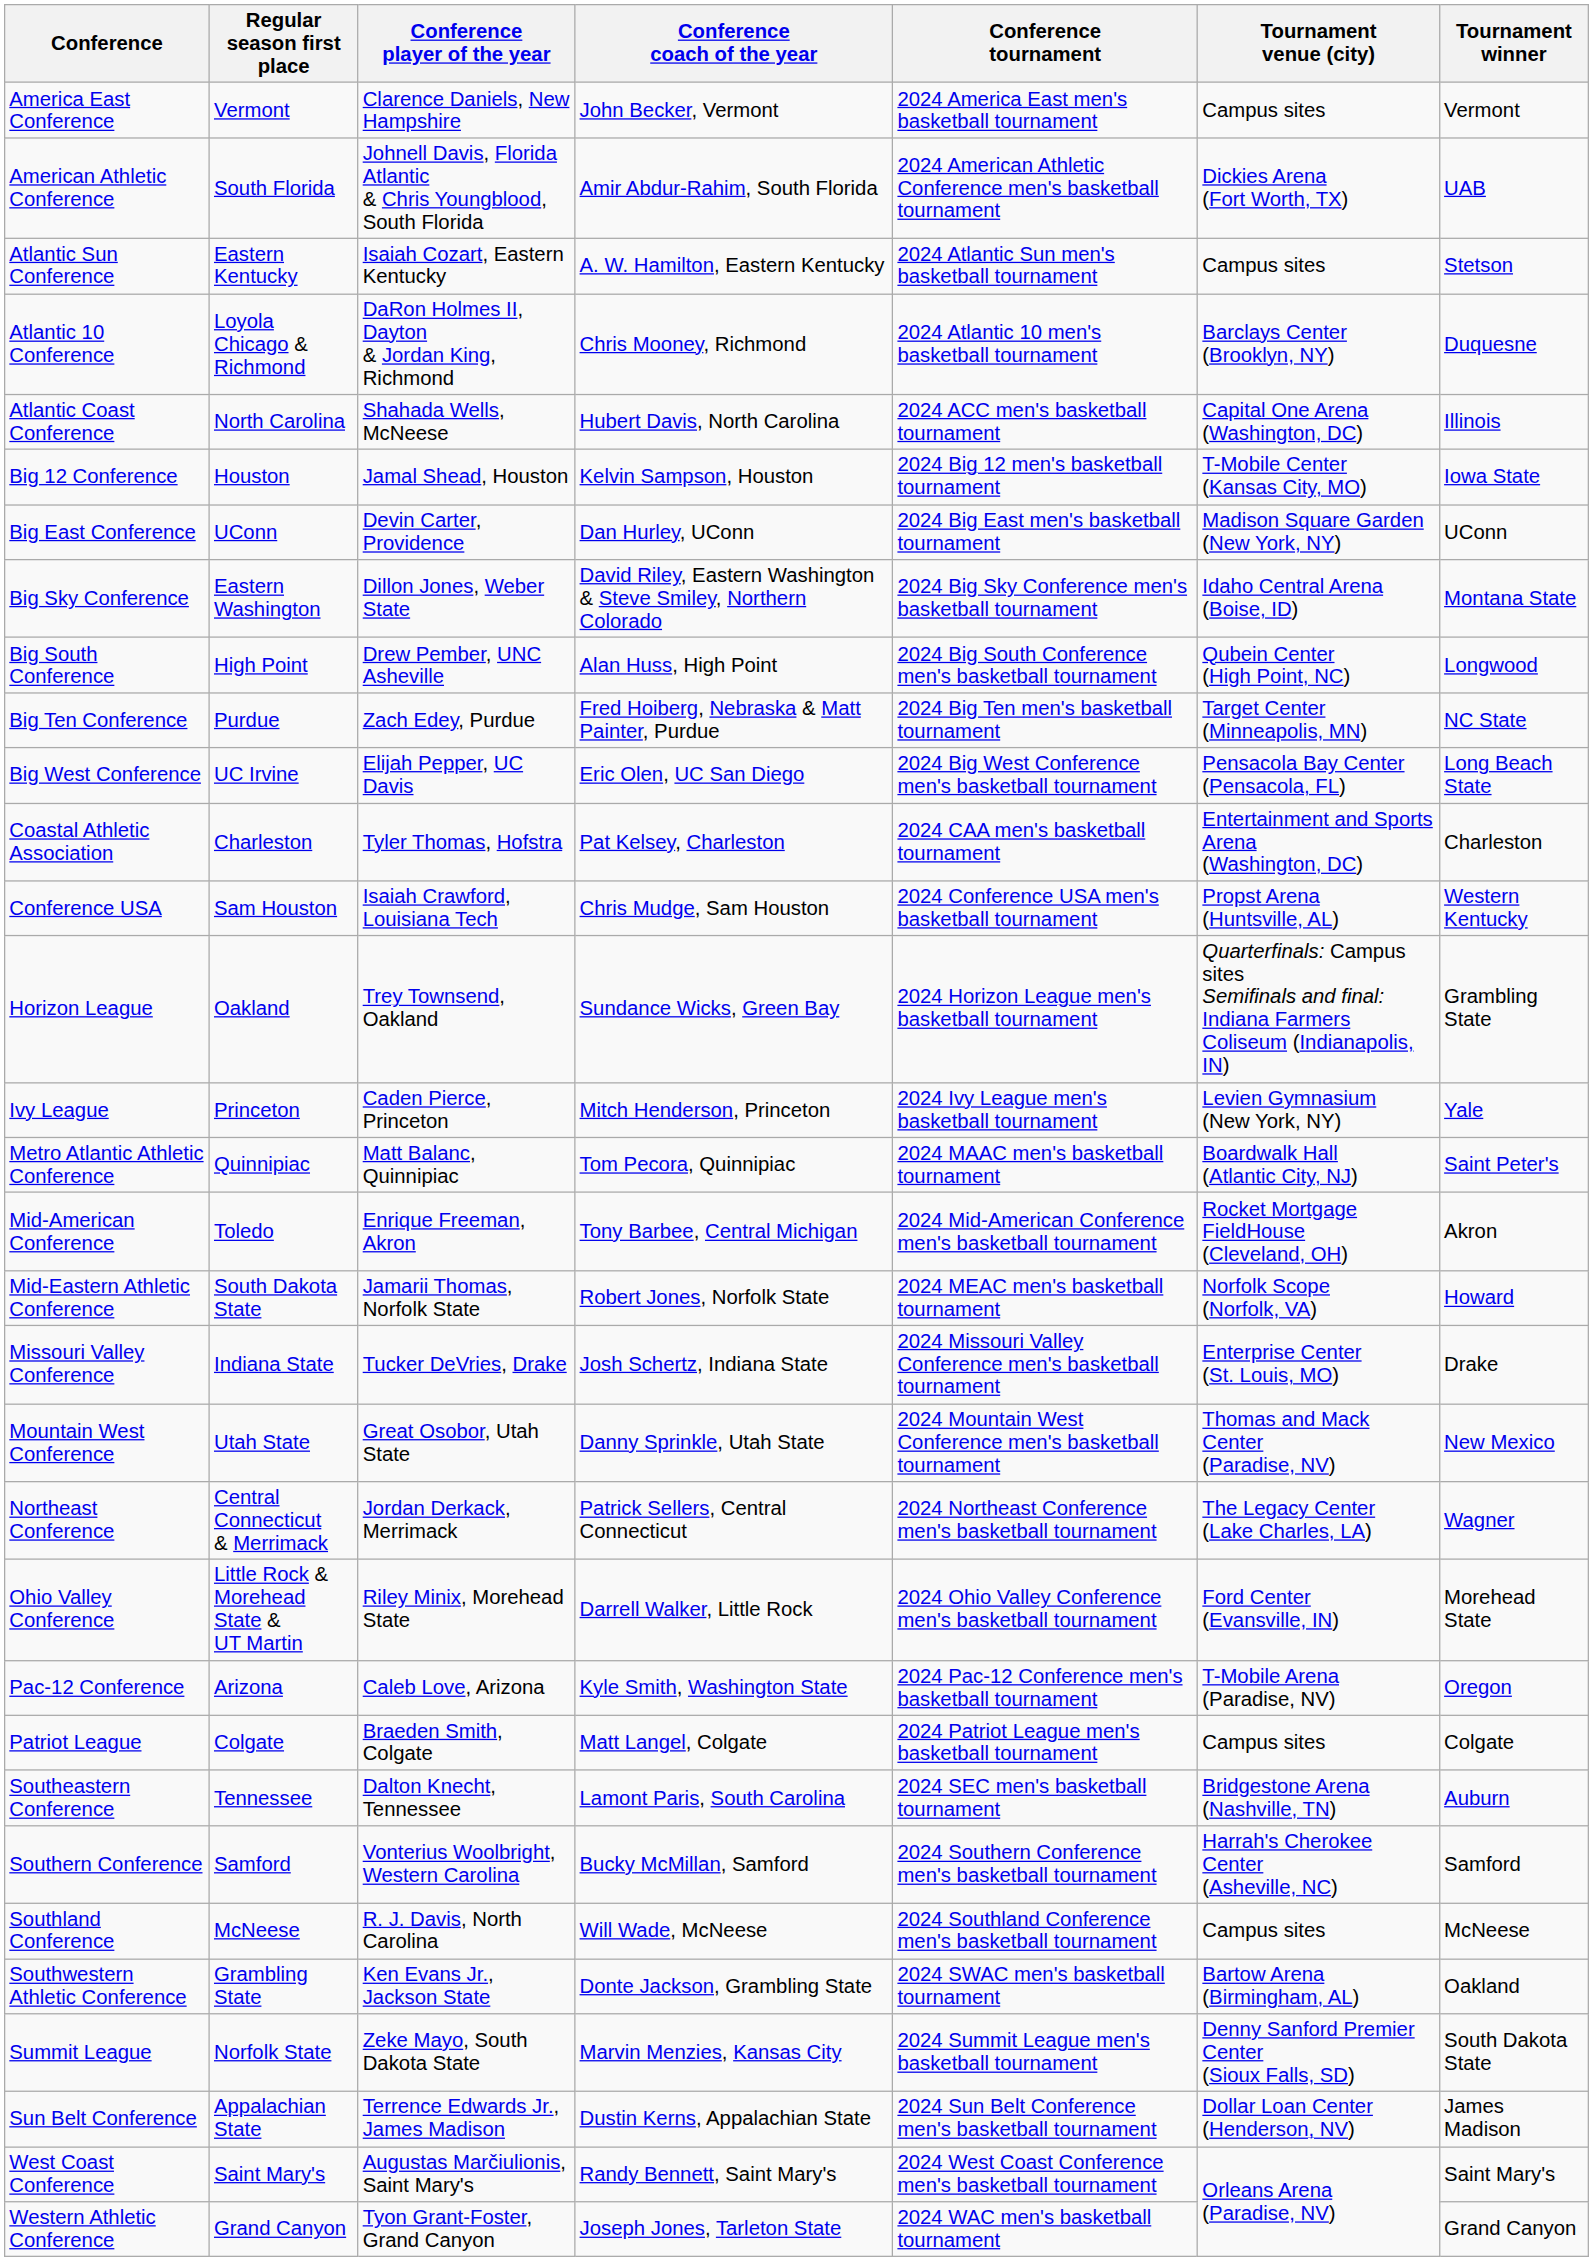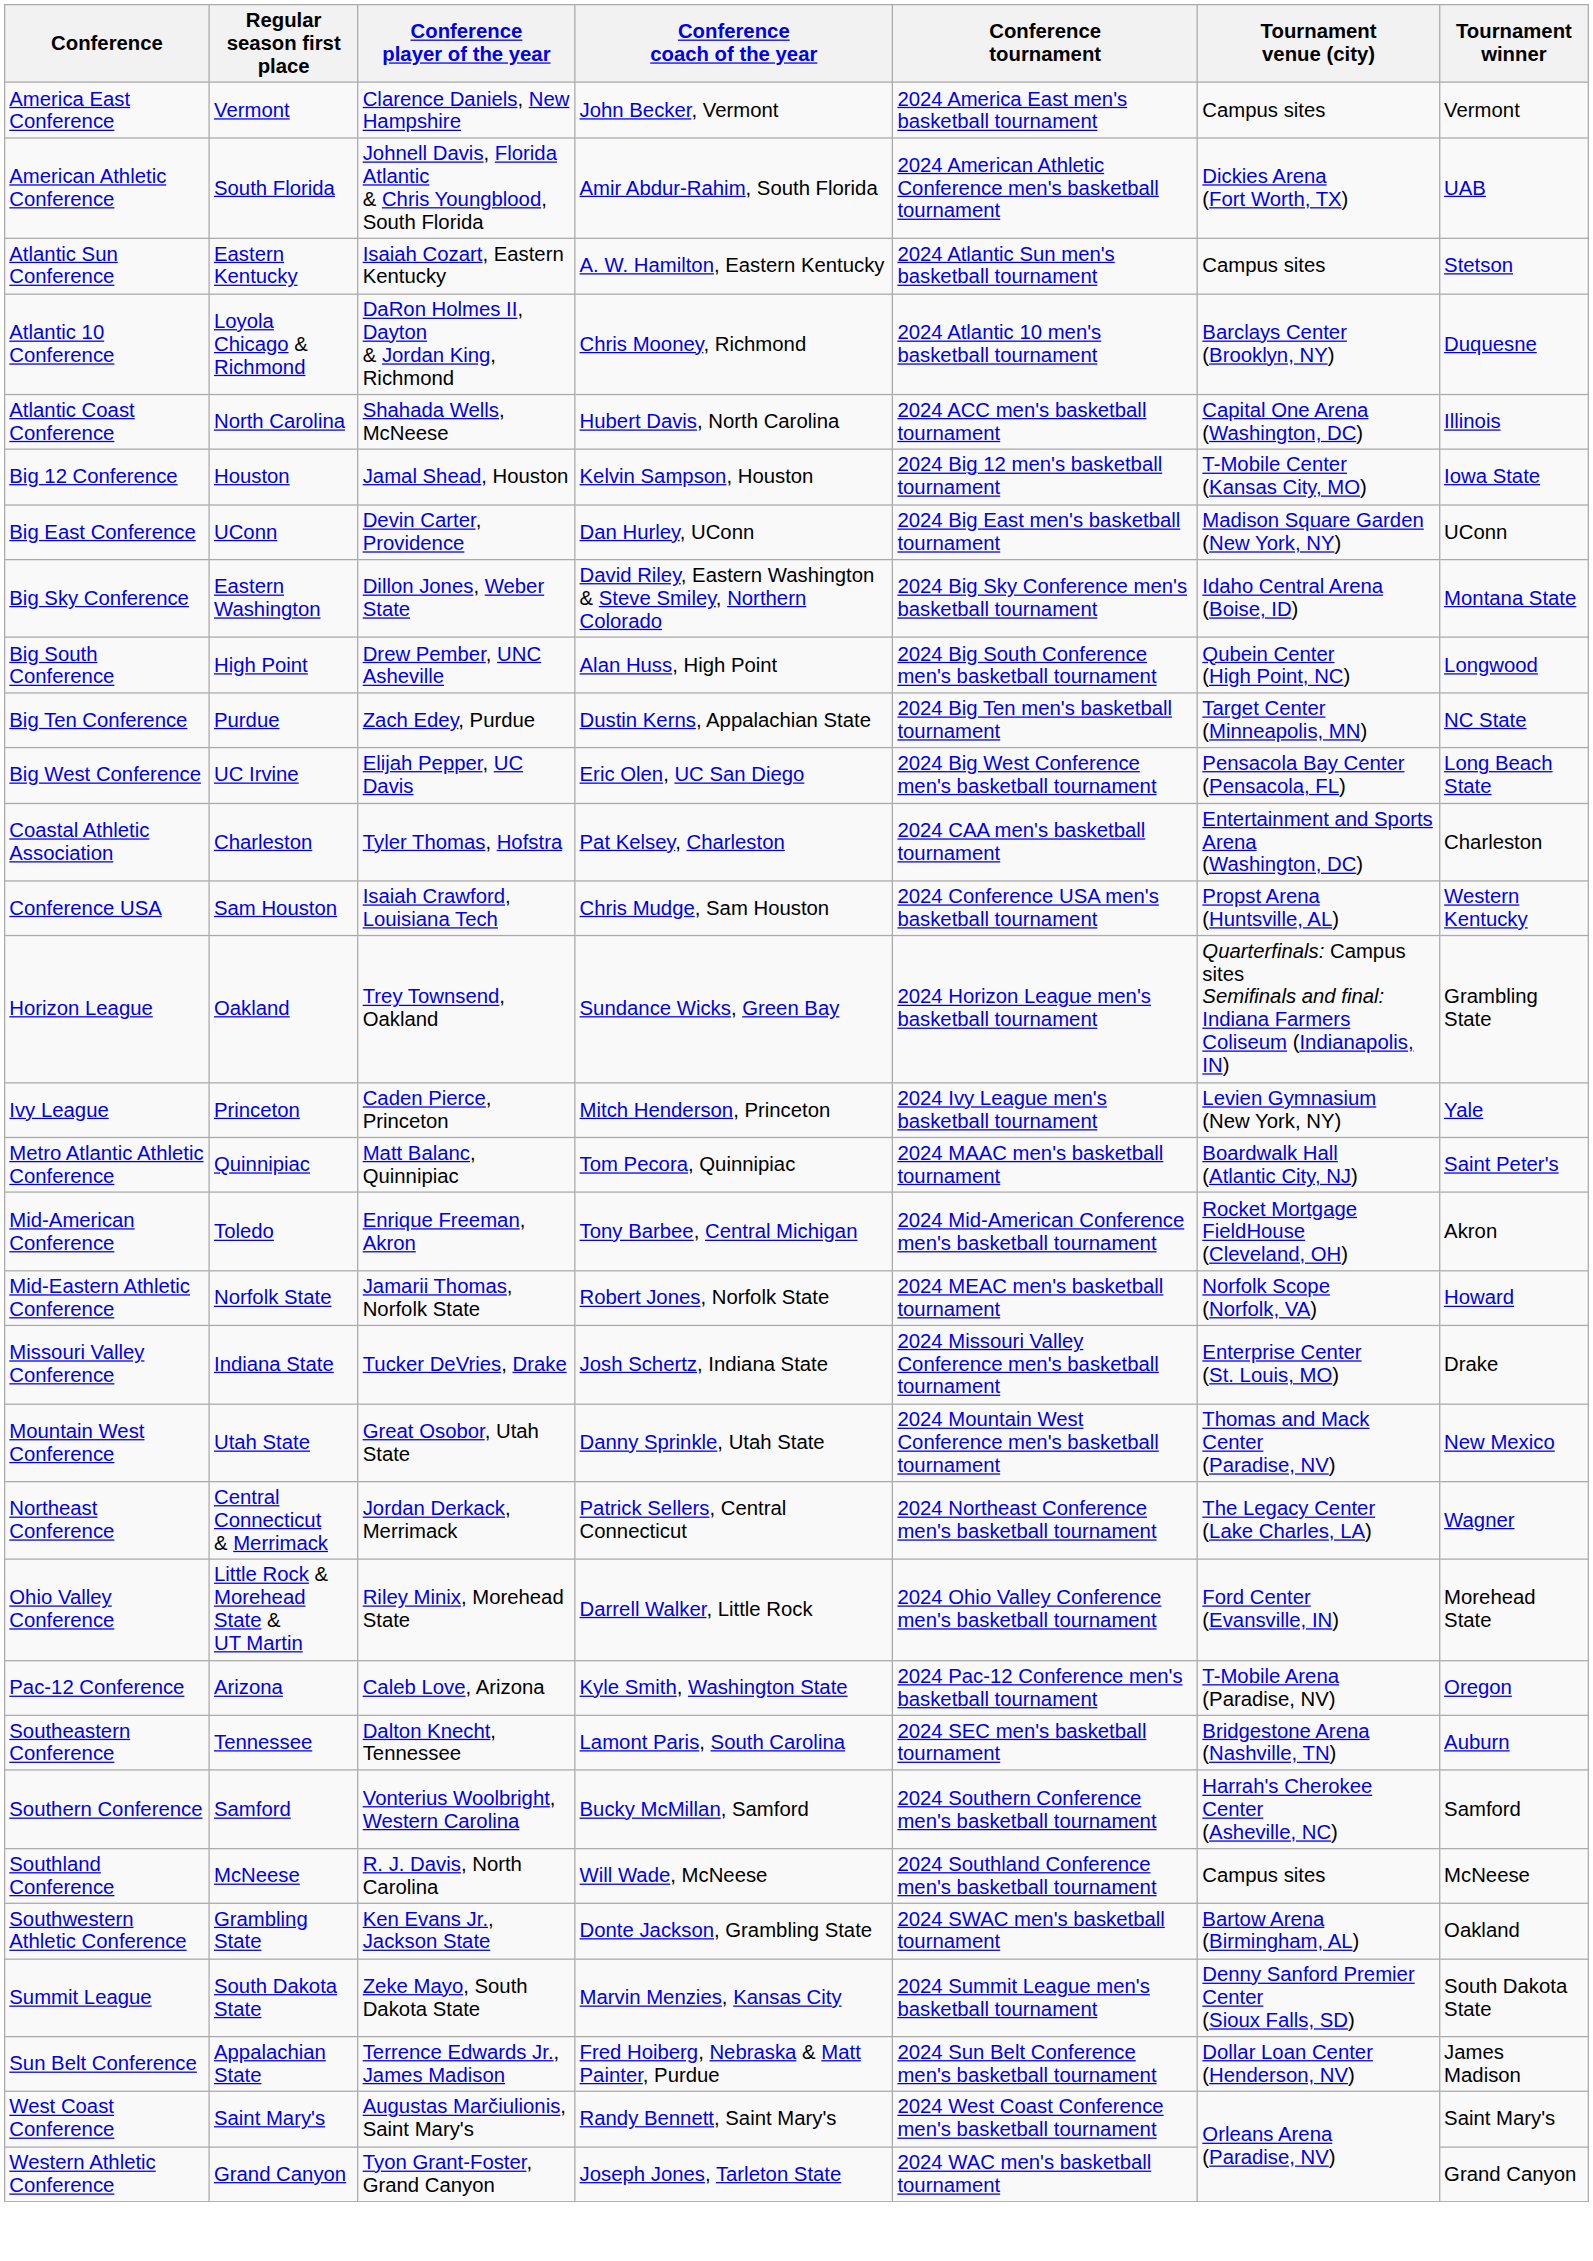(720, 720) Fred Hoiberg, Nebraska & Matt Painter, Purdue -> (725, 720) Dustin Kerns, Appalachian State
(276, 1297) South Dakota State -> (273, 1297) Norfolk State
- row: (75, 1742)
(273, 2052) Norfolk State -> (276, 1997) South Dakota State
(725, 2118) Dustin Kerns, Appalachian State -> (720, 2063) Fred Hoiberg, Nebraska & Matt Painter, Purdue
